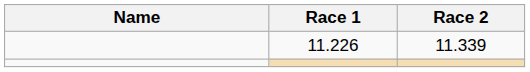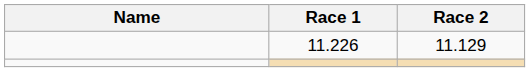(461, 45) 11.339 -> (461, 45) 11.129
